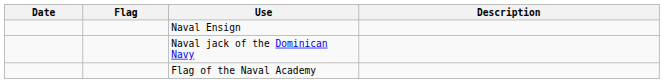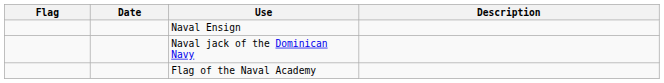columns swapped: (126, 12) <-> (44, 12)
